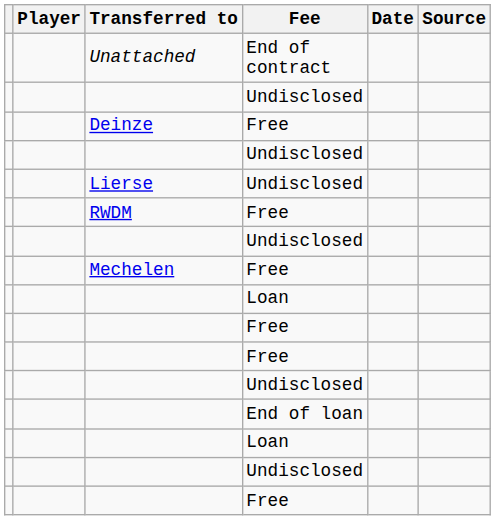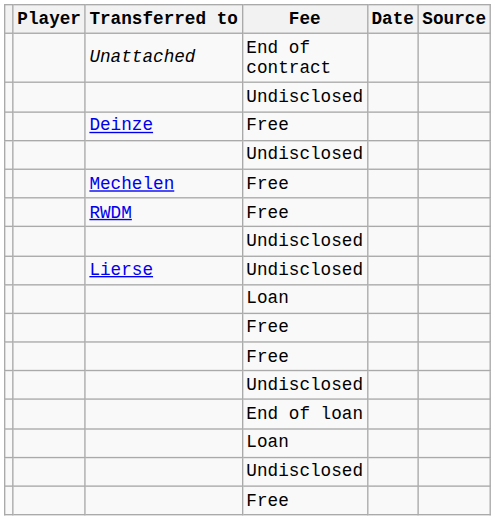rows swapped: (121, 184) <-> (132, 270)
